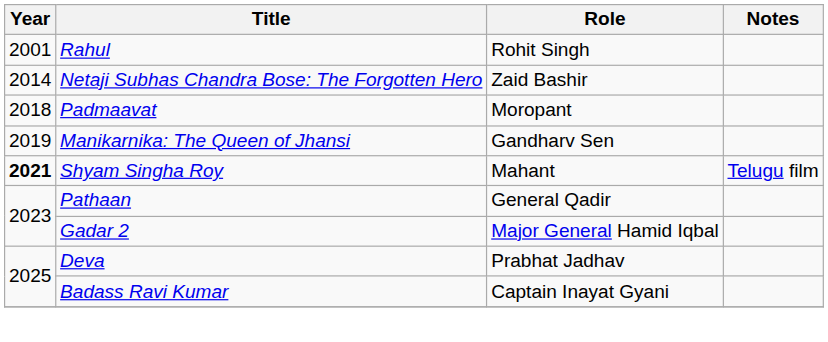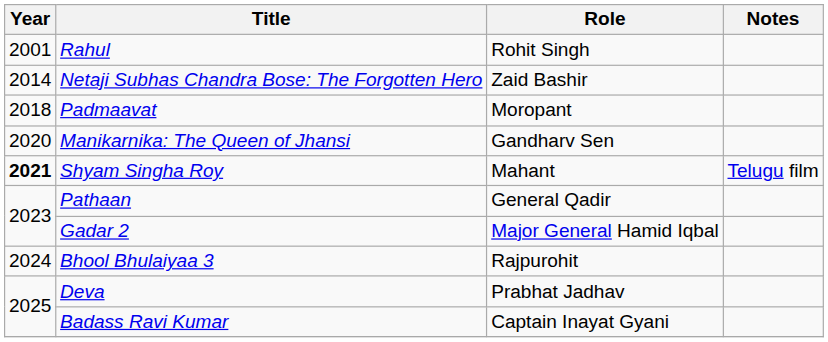(30, 140) 2019 -> (30, 140) 2020
+ row: (137, 261)
